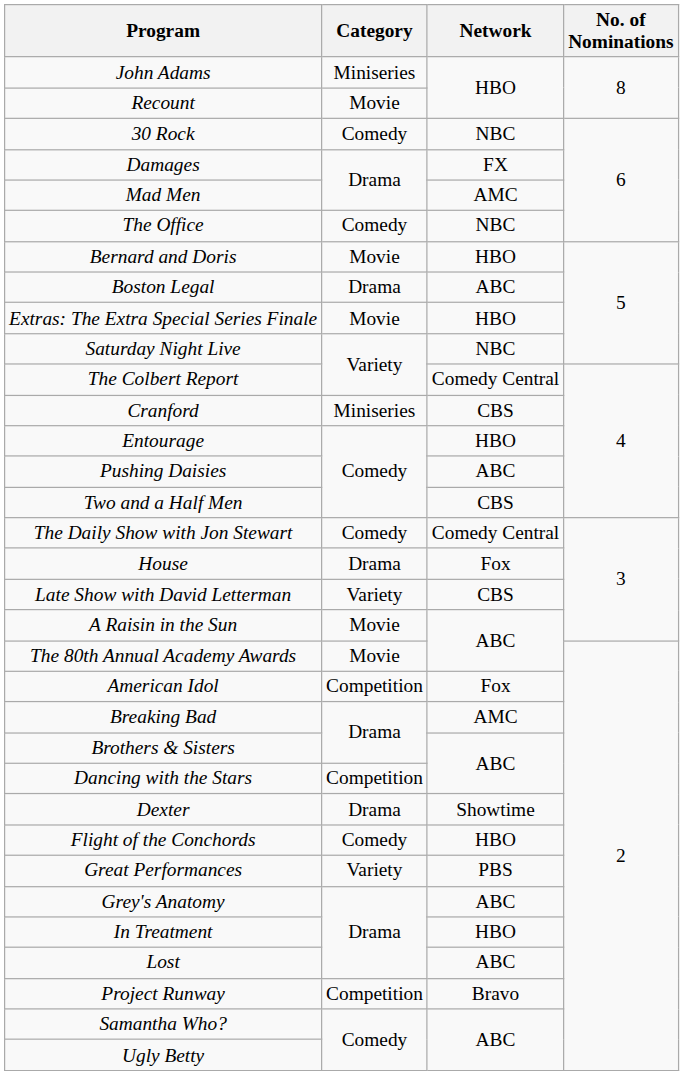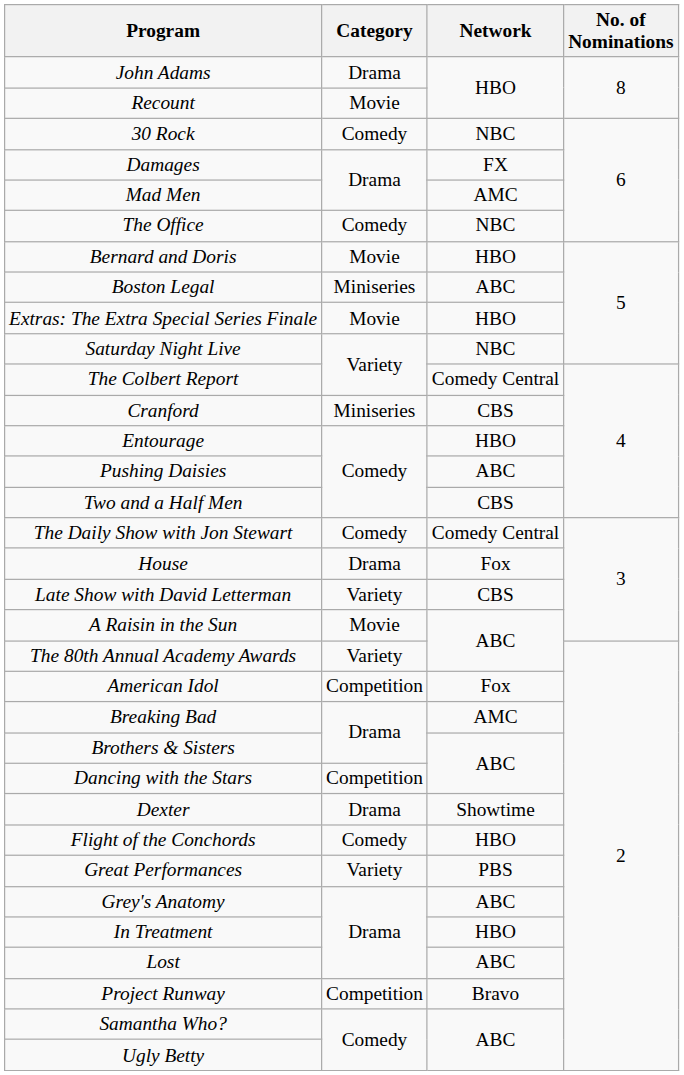(374, 72) Miniseries -> (374, 72) Drama
(374, 287) Drama -> (374, 287) Miniseries
(374, 655) Movie -> (374, 655) Variety
